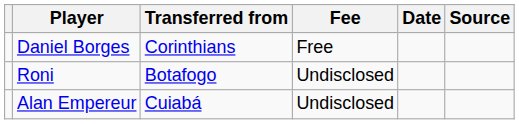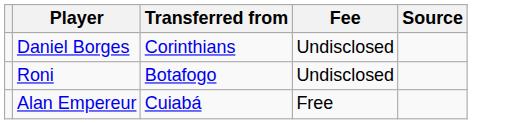- column: (422, 18)
(315, 47) Free -> (345, 47) Undisclosed
(345, 103) Undisclosed -> (315, 103) Free
